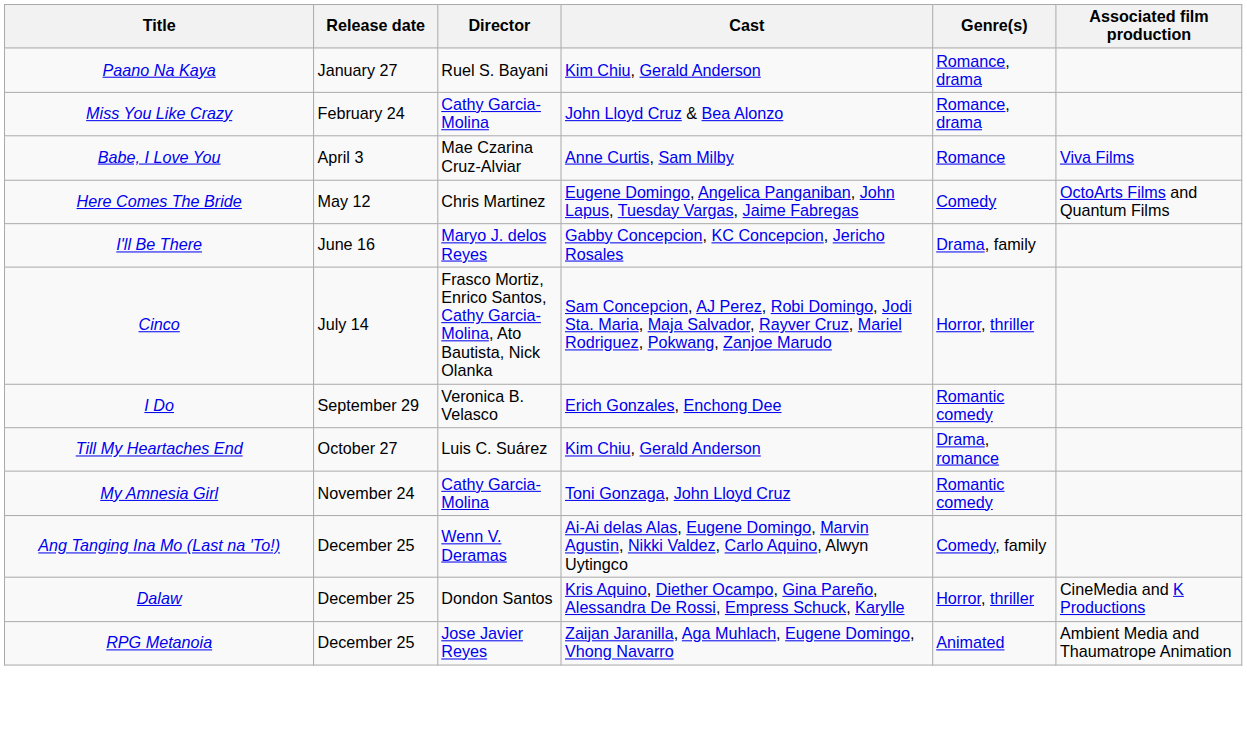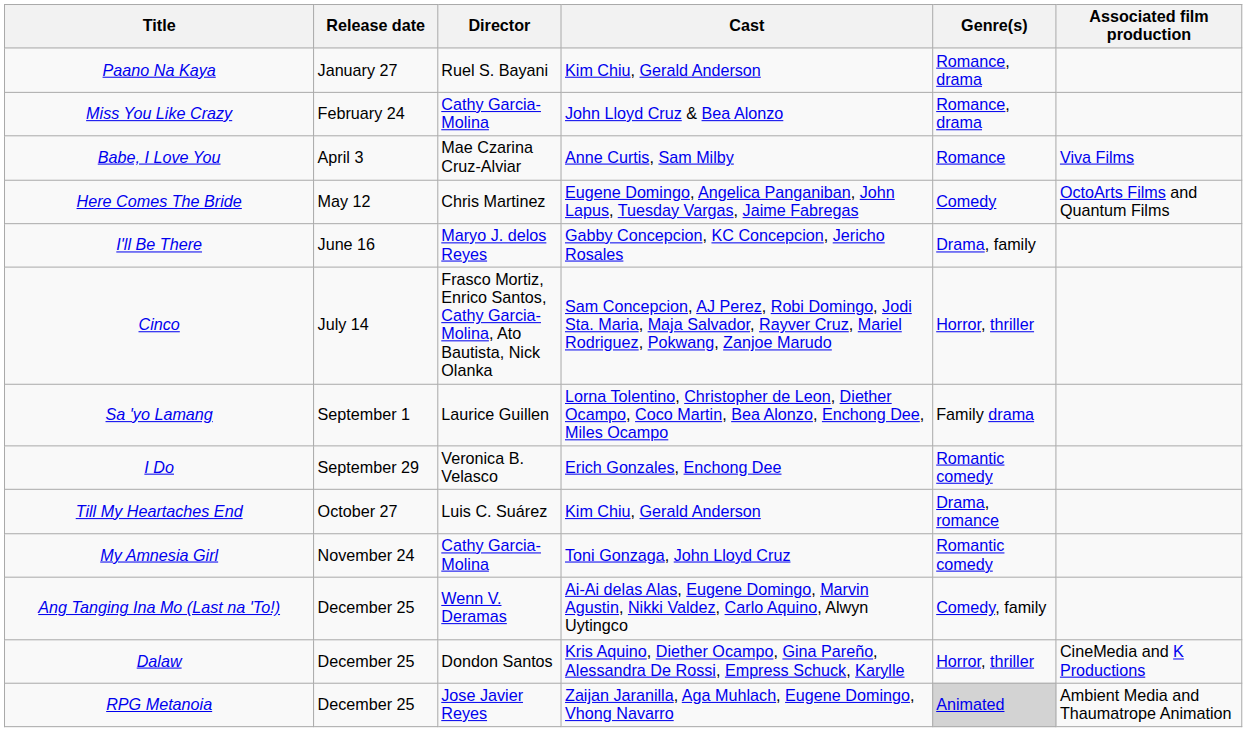+ row: (159, 414)
(970, 643) no background -> (970, 704) lightgrey background
